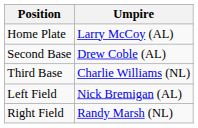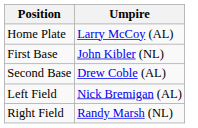+ row: (32, 53)
- row: (35, 73)
